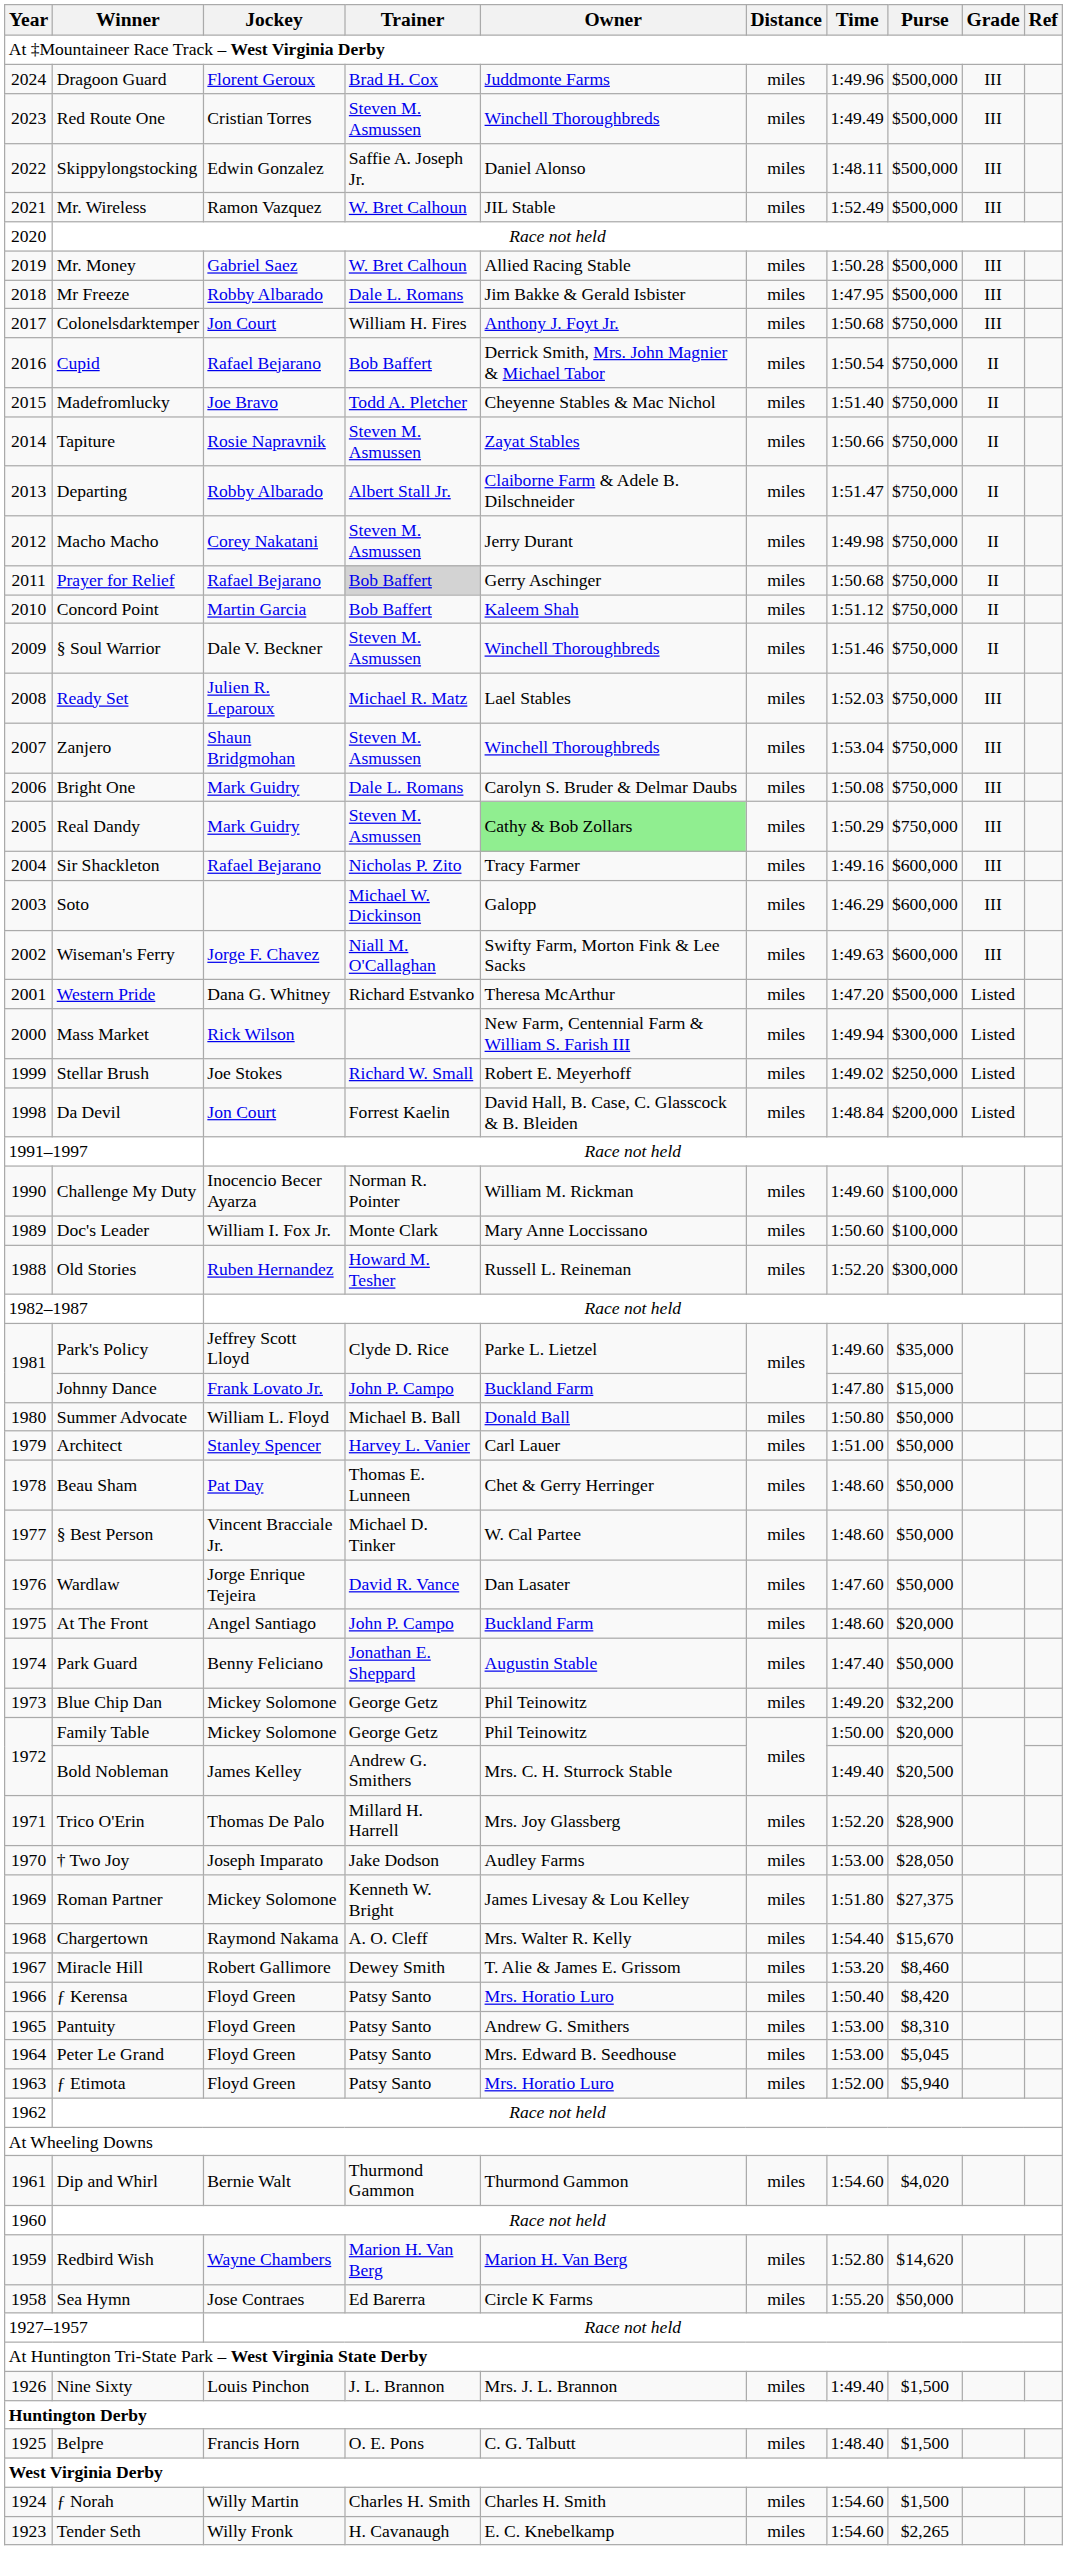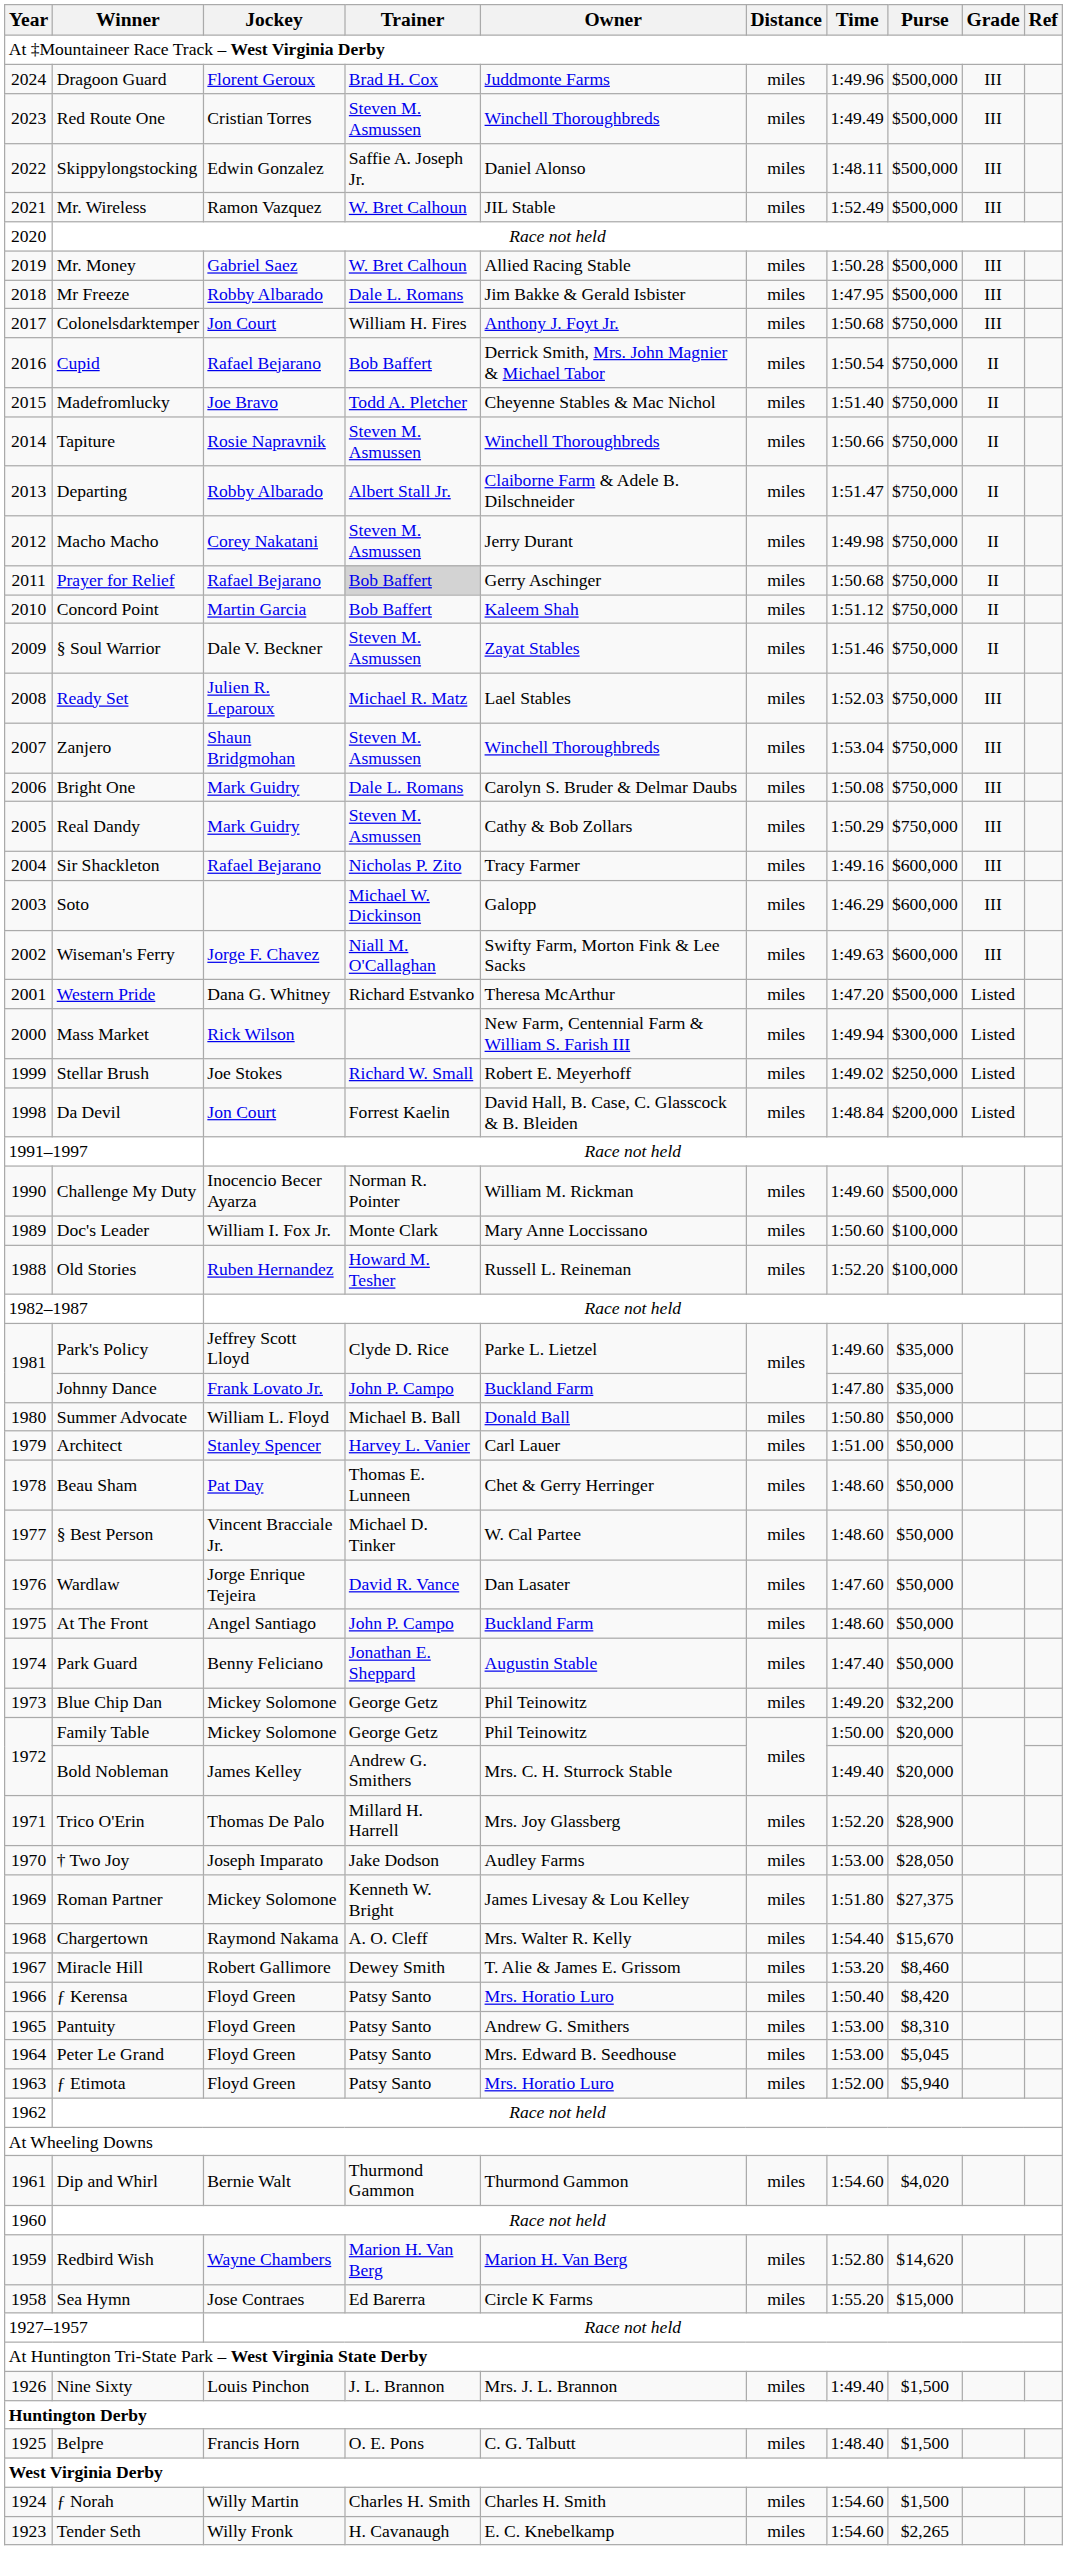(532, 441) Zayat Stables -> (572, 441) Winchell Thoroughbreds
(572, 648) Winchell Thoroughbreds -> (532, 648) Zayat Stables
(558, 826) lightgreen background -> (558, 826) no background
(925, 1190) $100,000 -> (925, 1190) $500,000
(925, 1269) $300,000 -> (925, 1269) $100,000
(925, 1387) $15,000 -> (925, 1387) $35,000
(925, 1623) $20,000 -> (925, 1623) $50,000
(925, 1770) $20,500 -> (925, 1770) $20,000
(925, 2298) $50,000 -> (925, 2298) $15,000
